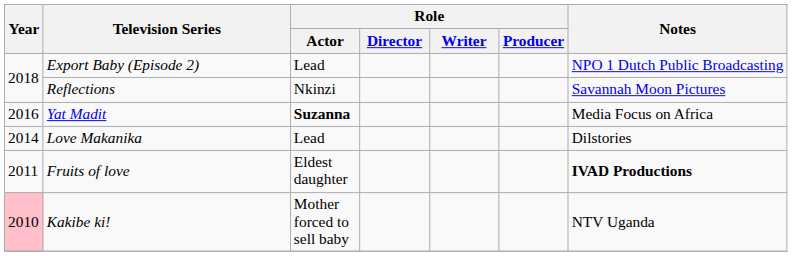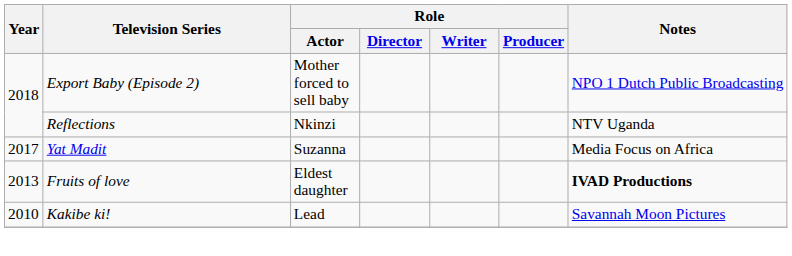(309, 65) Lead -> (321, 82) Mother forced to sell baby
(649, 89) Savannah Moon Pictures -> (613, 124) NTV Uganda
(23, 114) 2016 -> (23, 148) 2017
(322, 114) bold -> (320, 148) normal
- row: (94, 138)
(23, 171) 2011 -> (23, 181) 2013
(23, 221) pink background -> (23, 214) no background
(321, 221) Mother forced to sell baby -> (309, 214) Lead
(613, 221) NTV Uganda -> (649, 214) Savannah Moon Pictures
